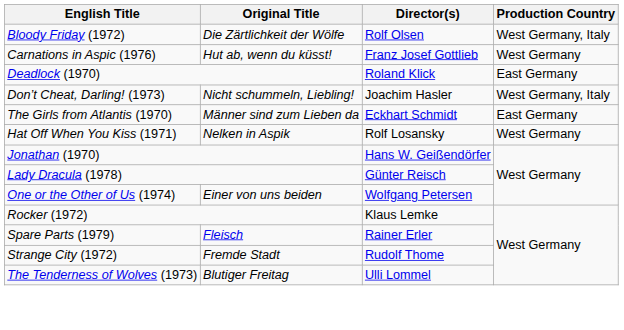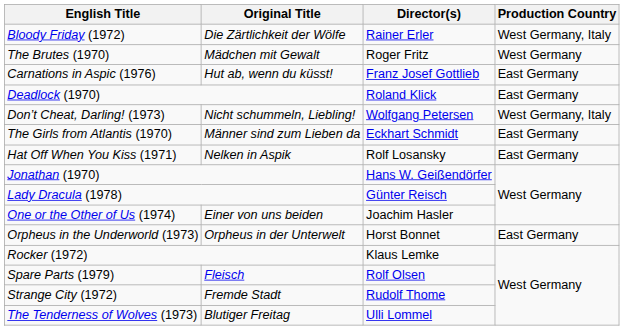(394, 34) Rolf Olsen -> (400, 34) Rainer Erler
+ row: (58, 54)
(538, 54) West Germany -> (538, 74) East Germany
(408, 94) Joachim Hasler -> (420, 114) Wolfgang Petersen
(538, 134) West Germany -> (538, 154) East Germany
(419, 194) Wolfgang Petersen -> (410, 214) Joachim Hasler
+ row: (103, 235)
(399, 235) Rainer Erler -> (396, 275) Rolf Olsen
